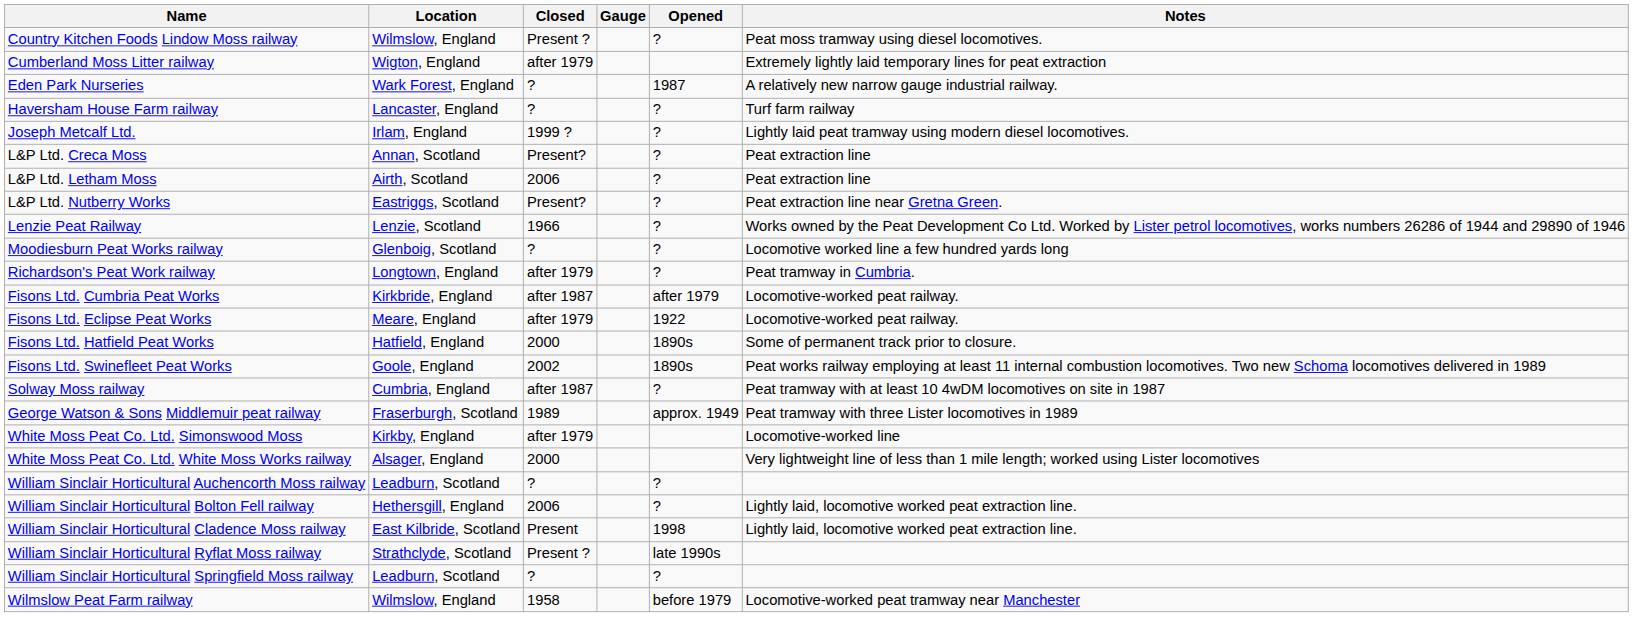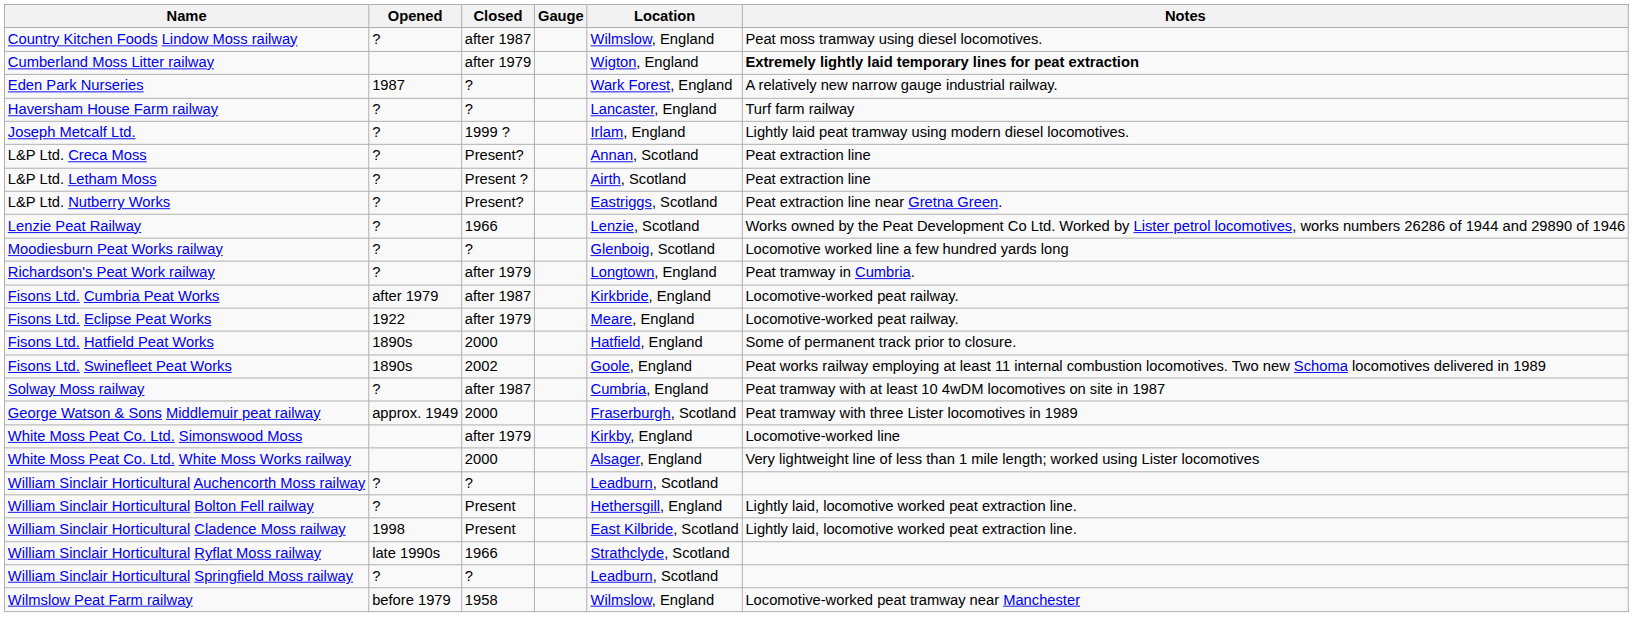columns swapped: (696, 16) <-> (446, 16)
(559, 39) Present ? -> (498, 39) after 1987
(926, 62) normal -> (942, 62) bold
(543, 179) 2006 -> (496, 179) Present ?
(543, 413) 1989 -> (481, 413) 2000
(543, 506) 2006 -> (490, 506) Present
(559, 553) Present ? -> (481, 553) 1966
